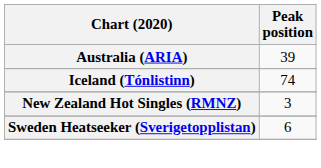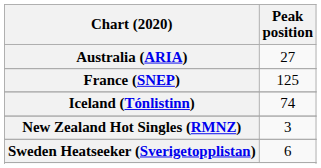(288, 56) 39 -> (288, 56) 27
+ row: (132, 80)
